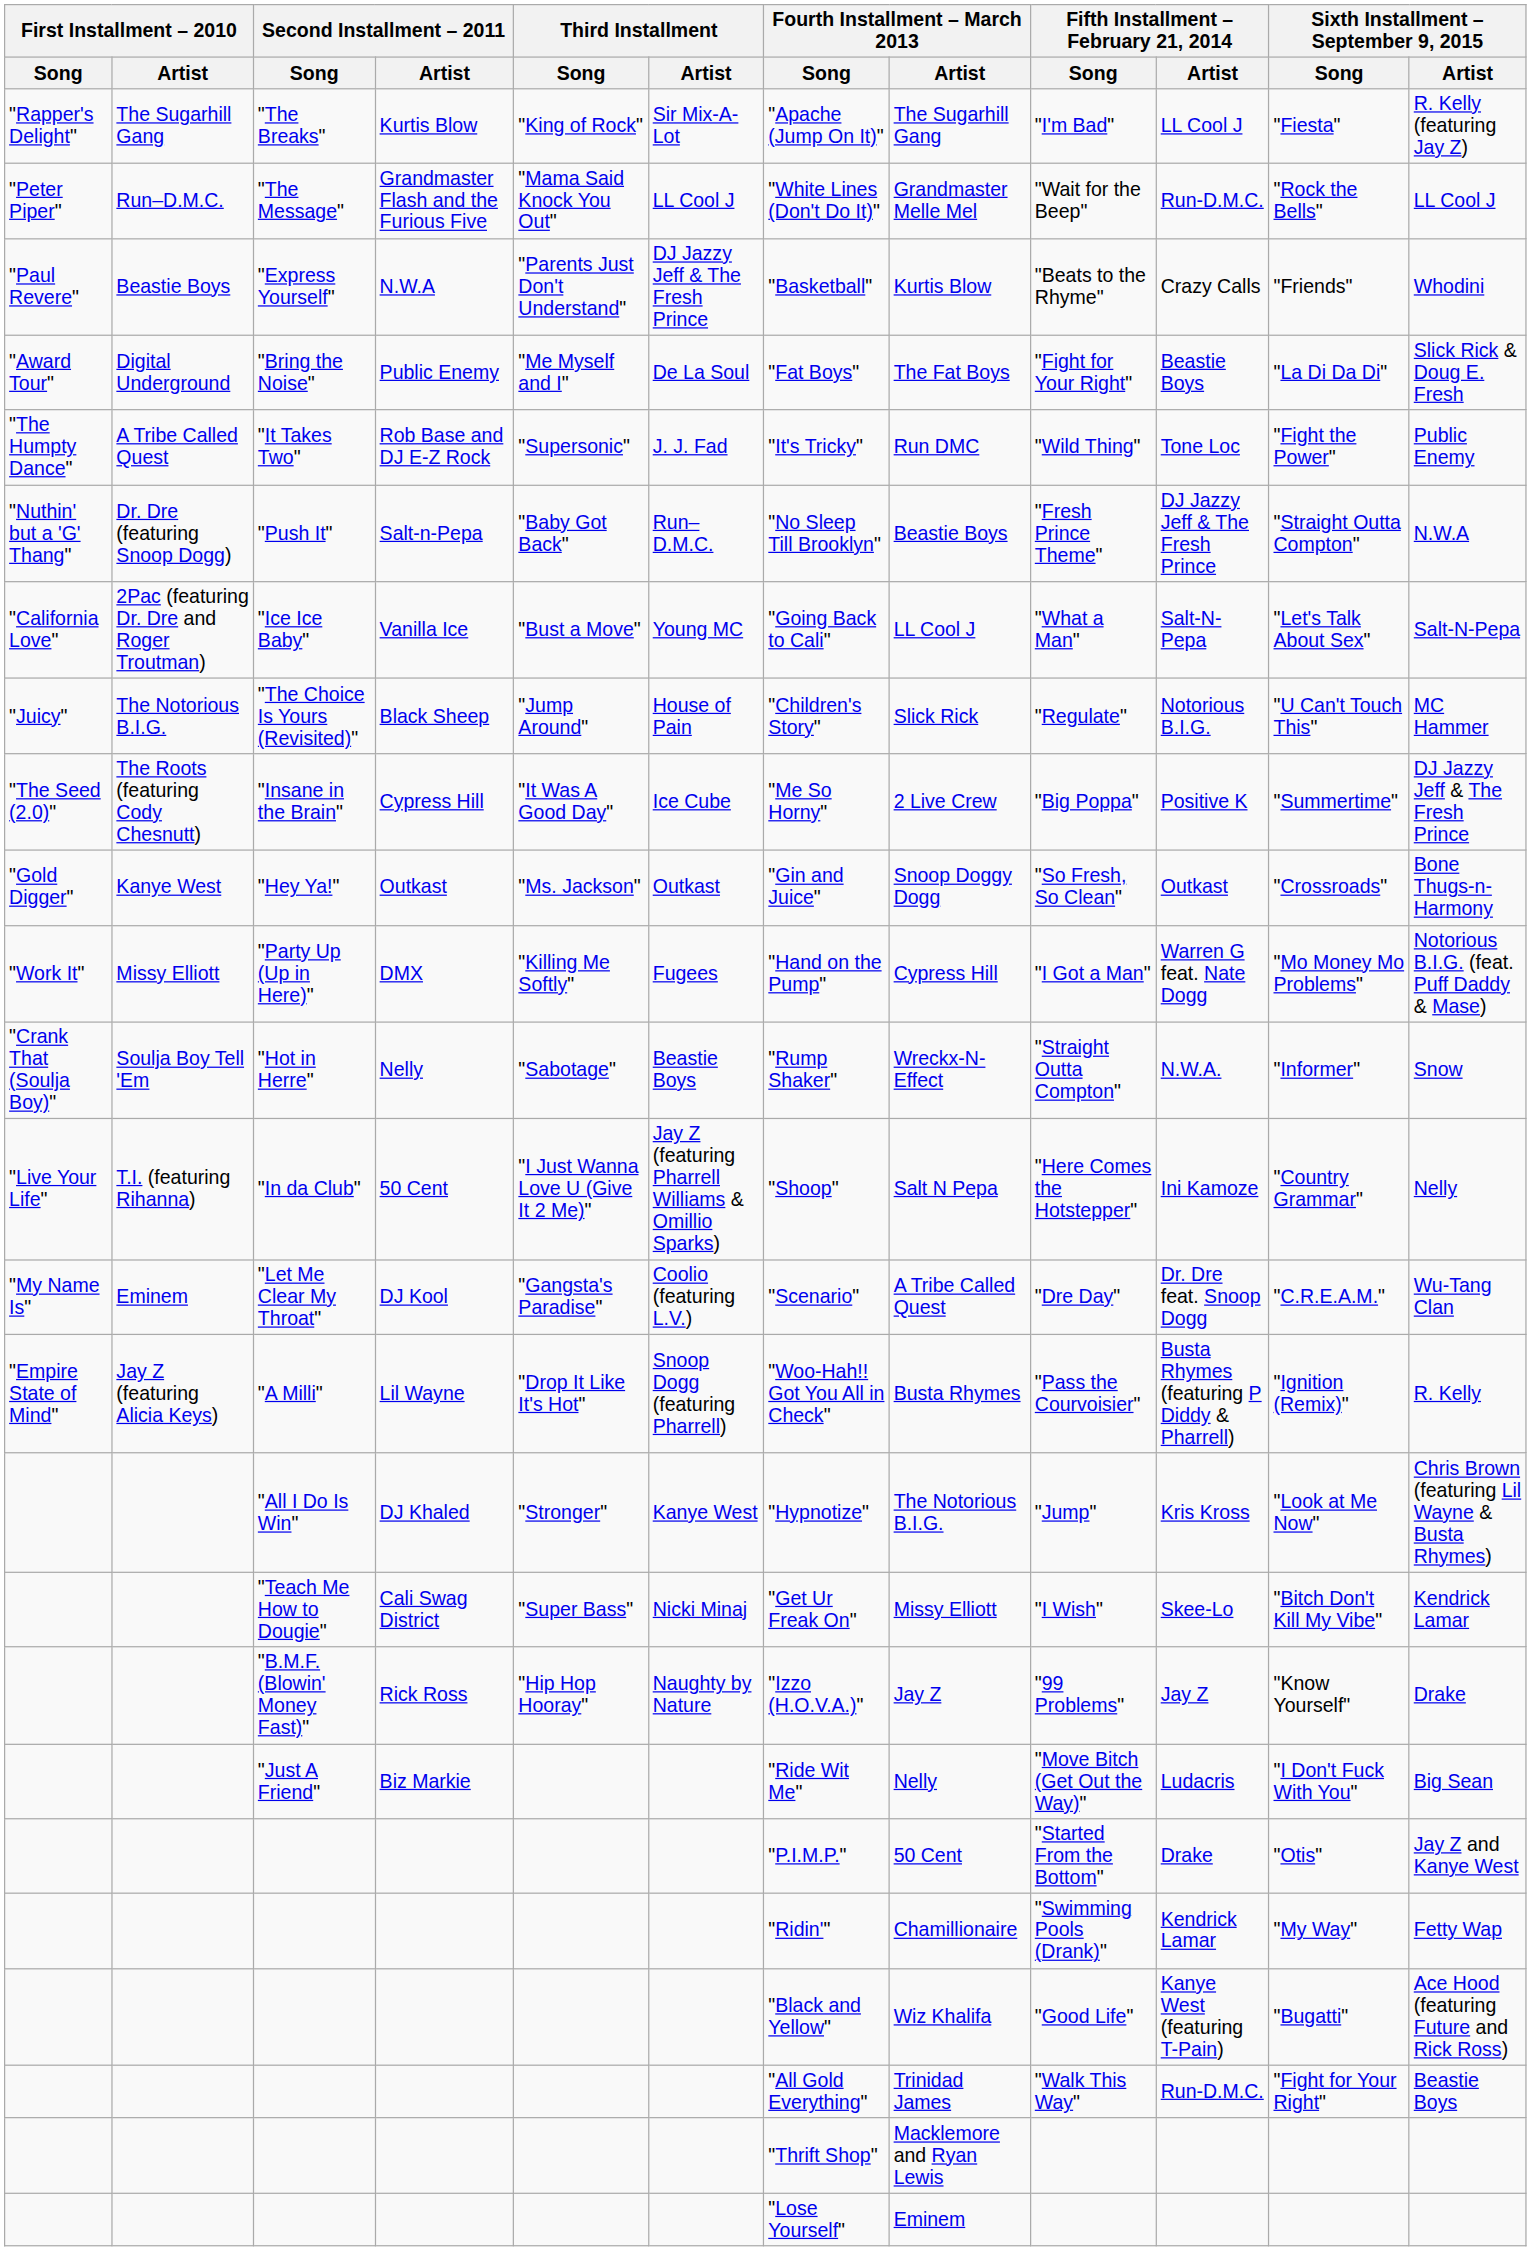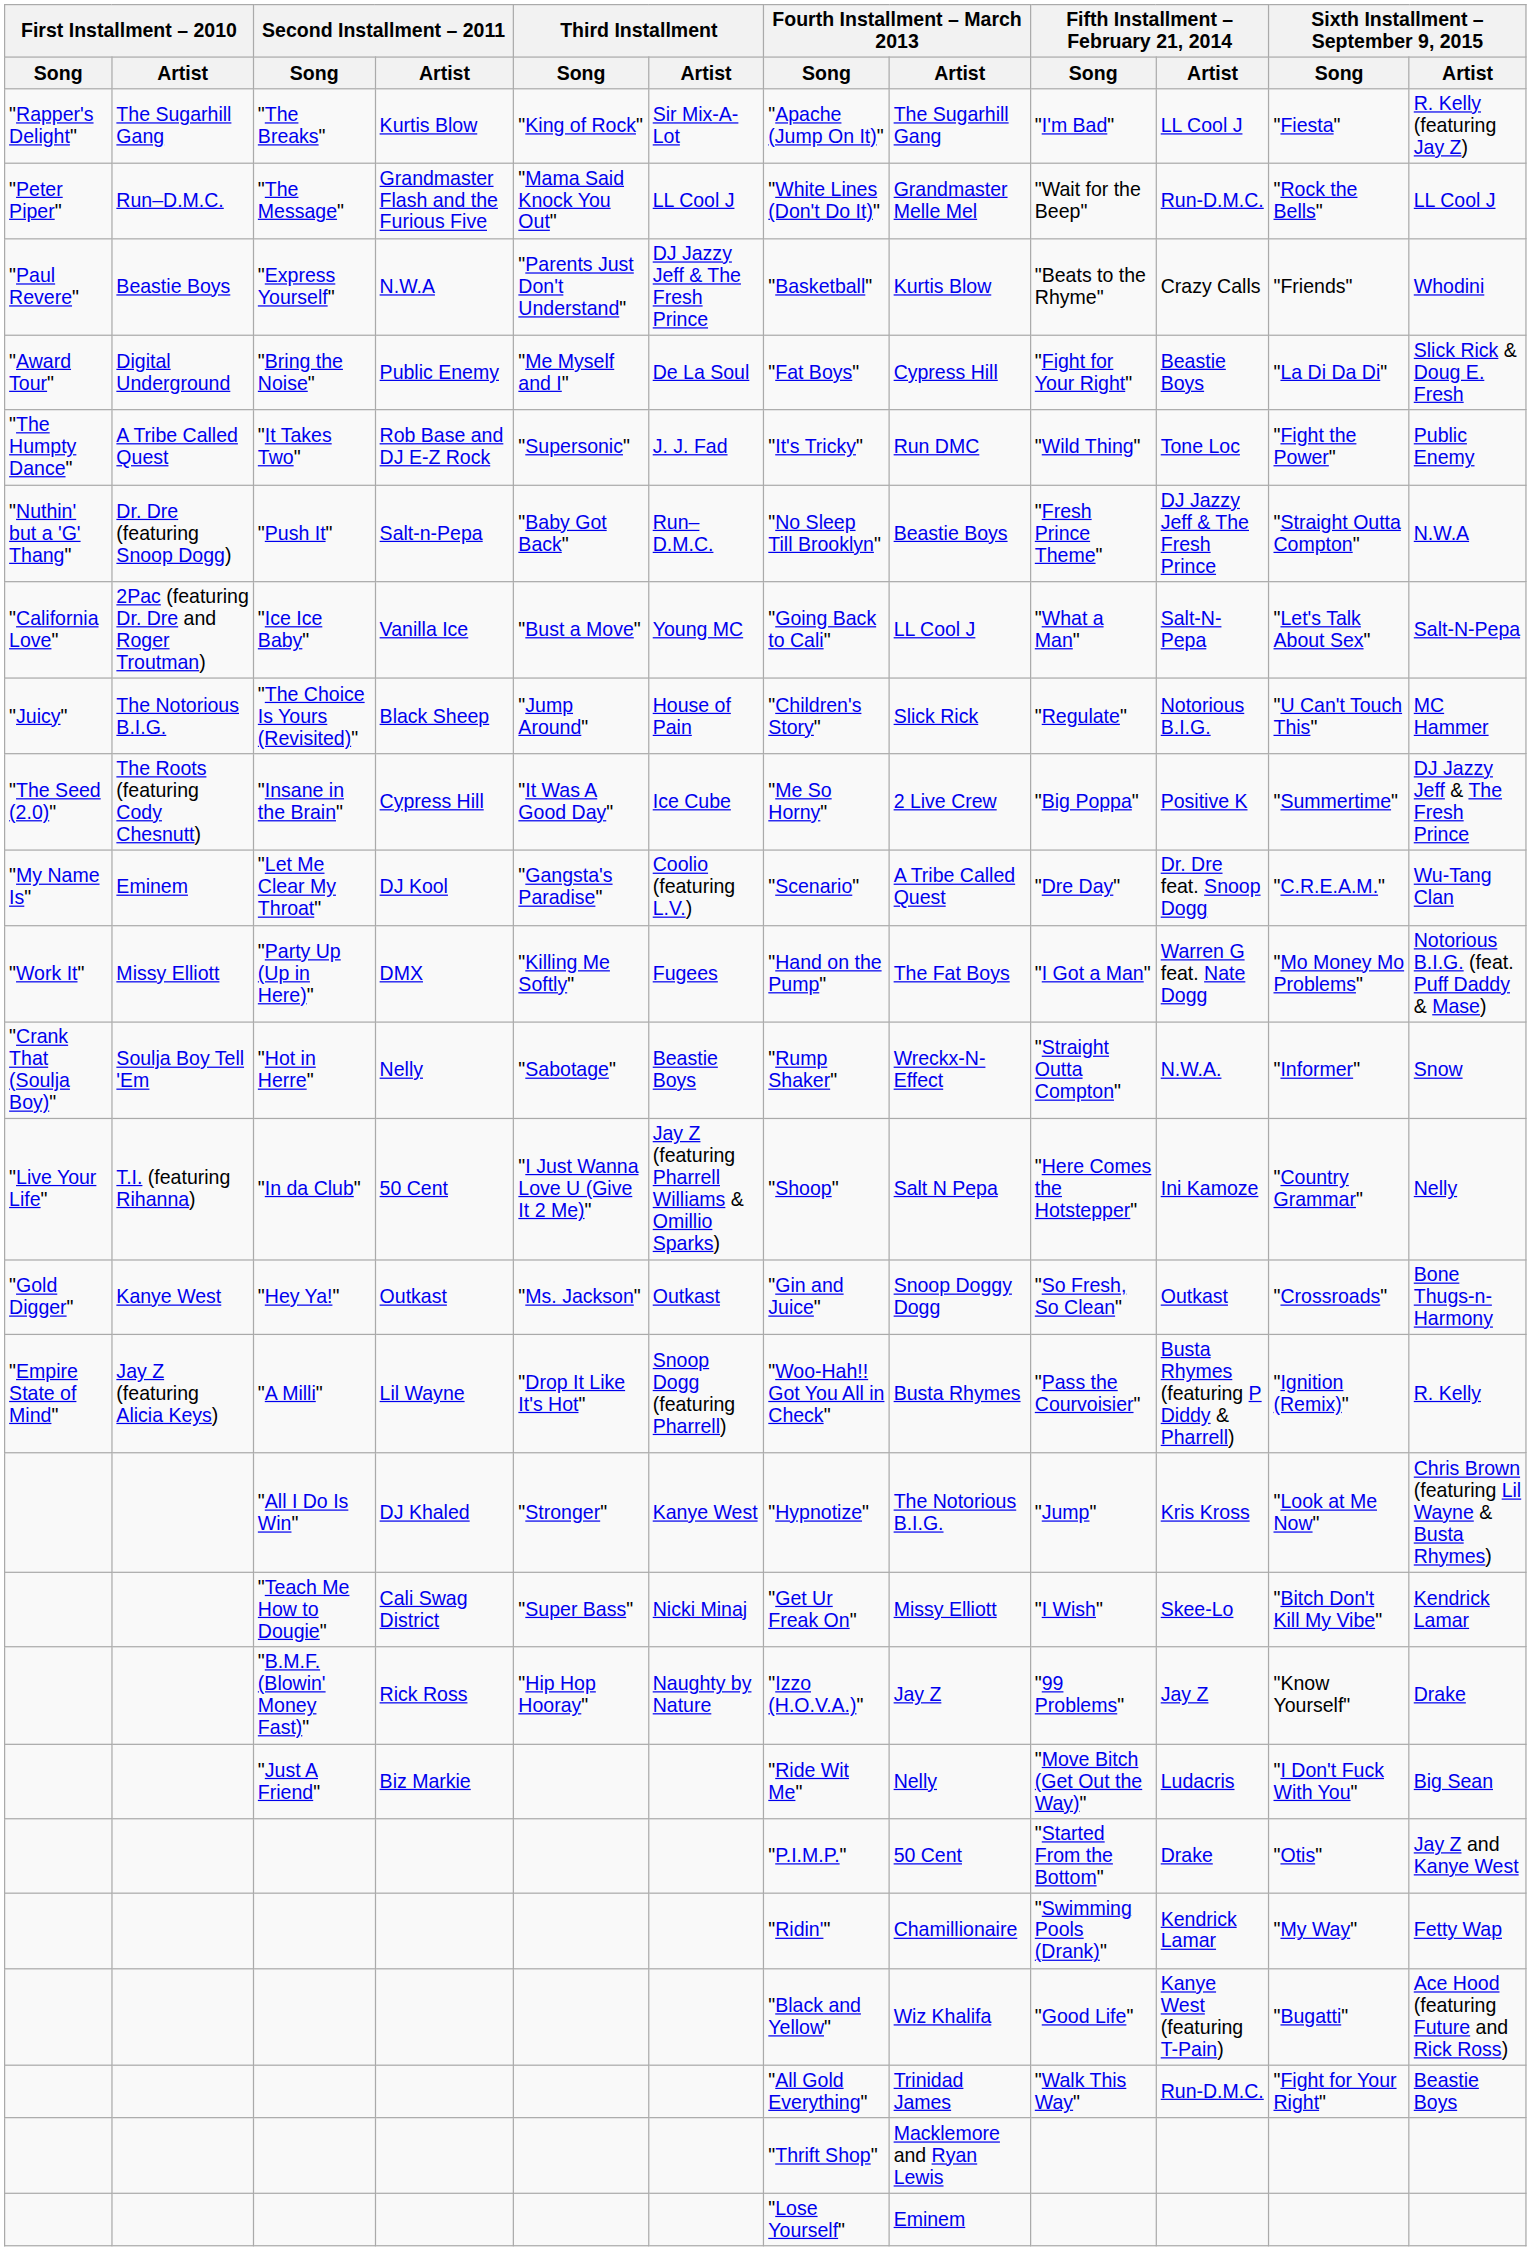(952, 372) The Fat Boys -> (946, 372) Cypress Hill
rows swapped: (297, 1296) <-> (299, 887)
(946, 973) Cypress Hill -> (952, 973) The Fat Boys
